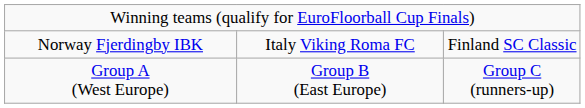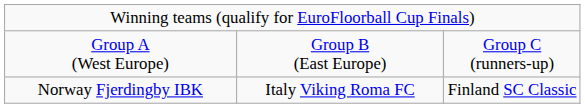rows swapped: (120, 80) <-> (120, 44)
